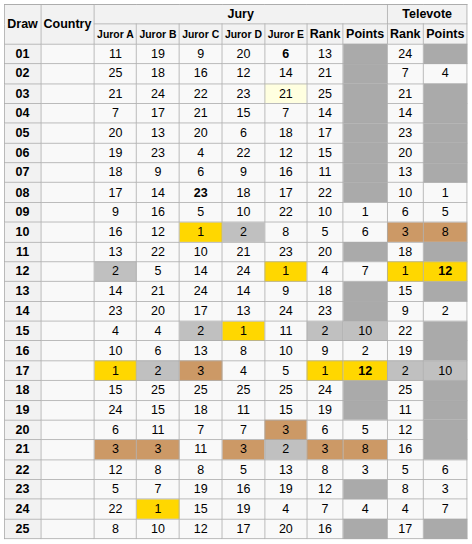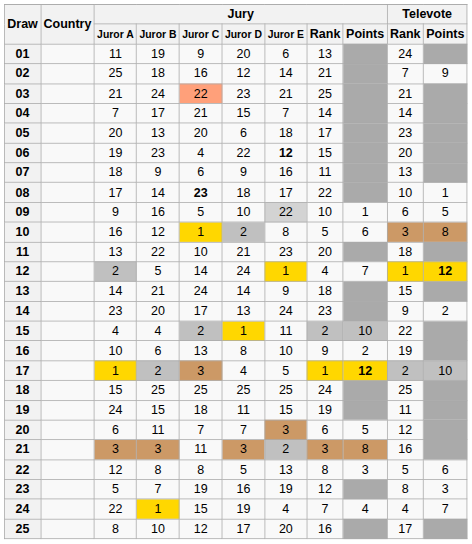(286, 53) bold -> (286, 53) normal
(445, 73) 4 -> (445, 73) 9
(201, 93) no background -> (201, 93) lightsalmon background
(286, 93) lightyellow background -> (286, 93) no background
(286, 152) normal -> (286, 152) bold
(286, 212) no background -> (286, 212) lightgrey background
